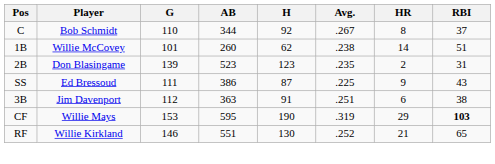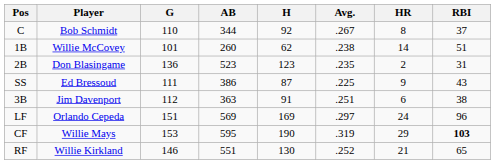(170, 64) 139 -> (170, 64) 136
+ row: (21, 116)
